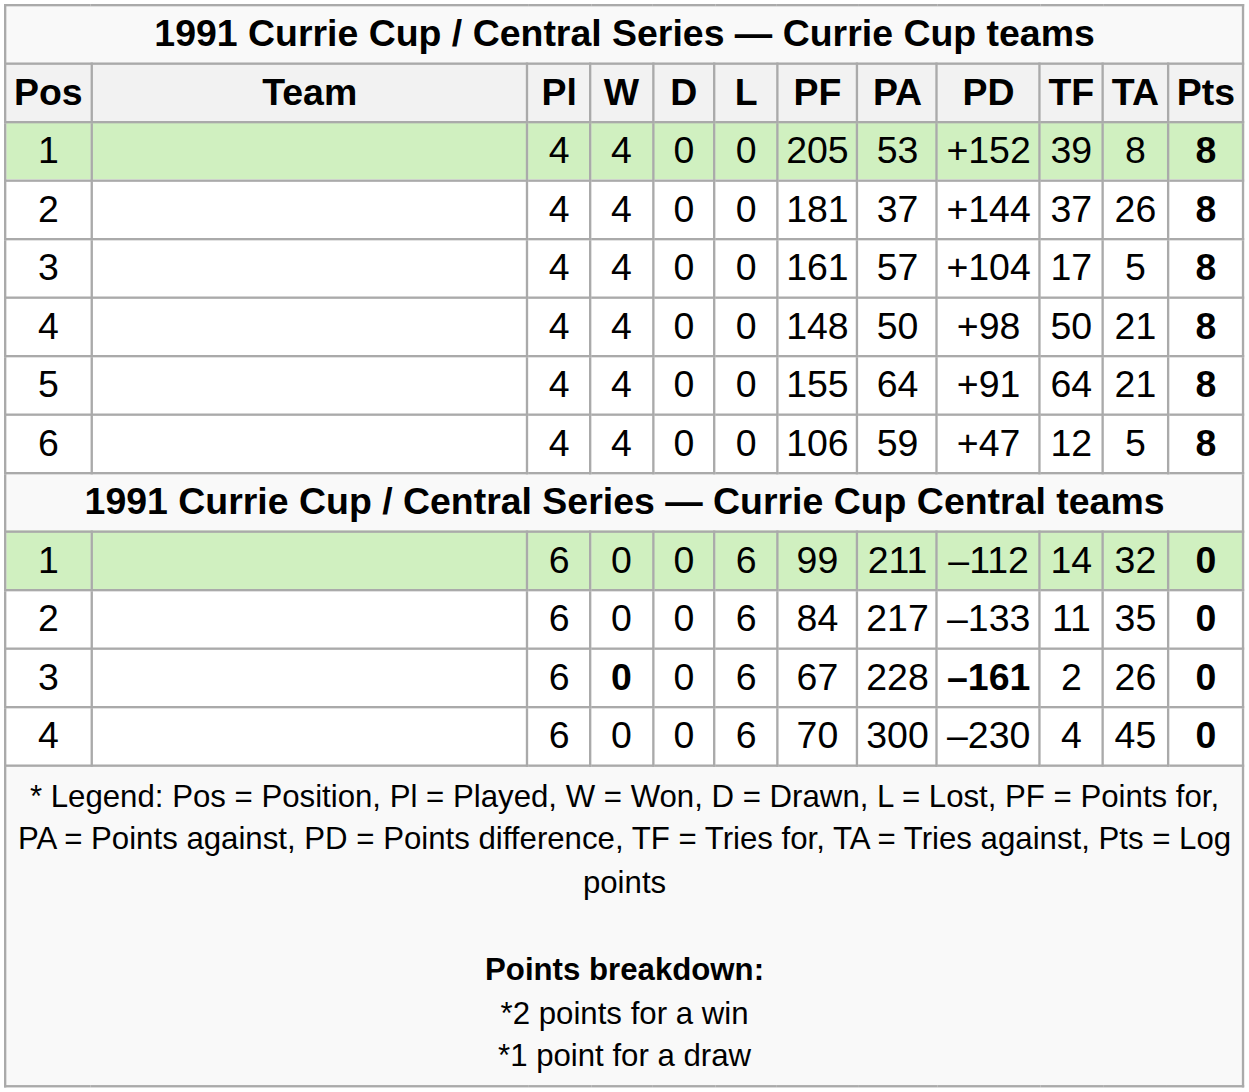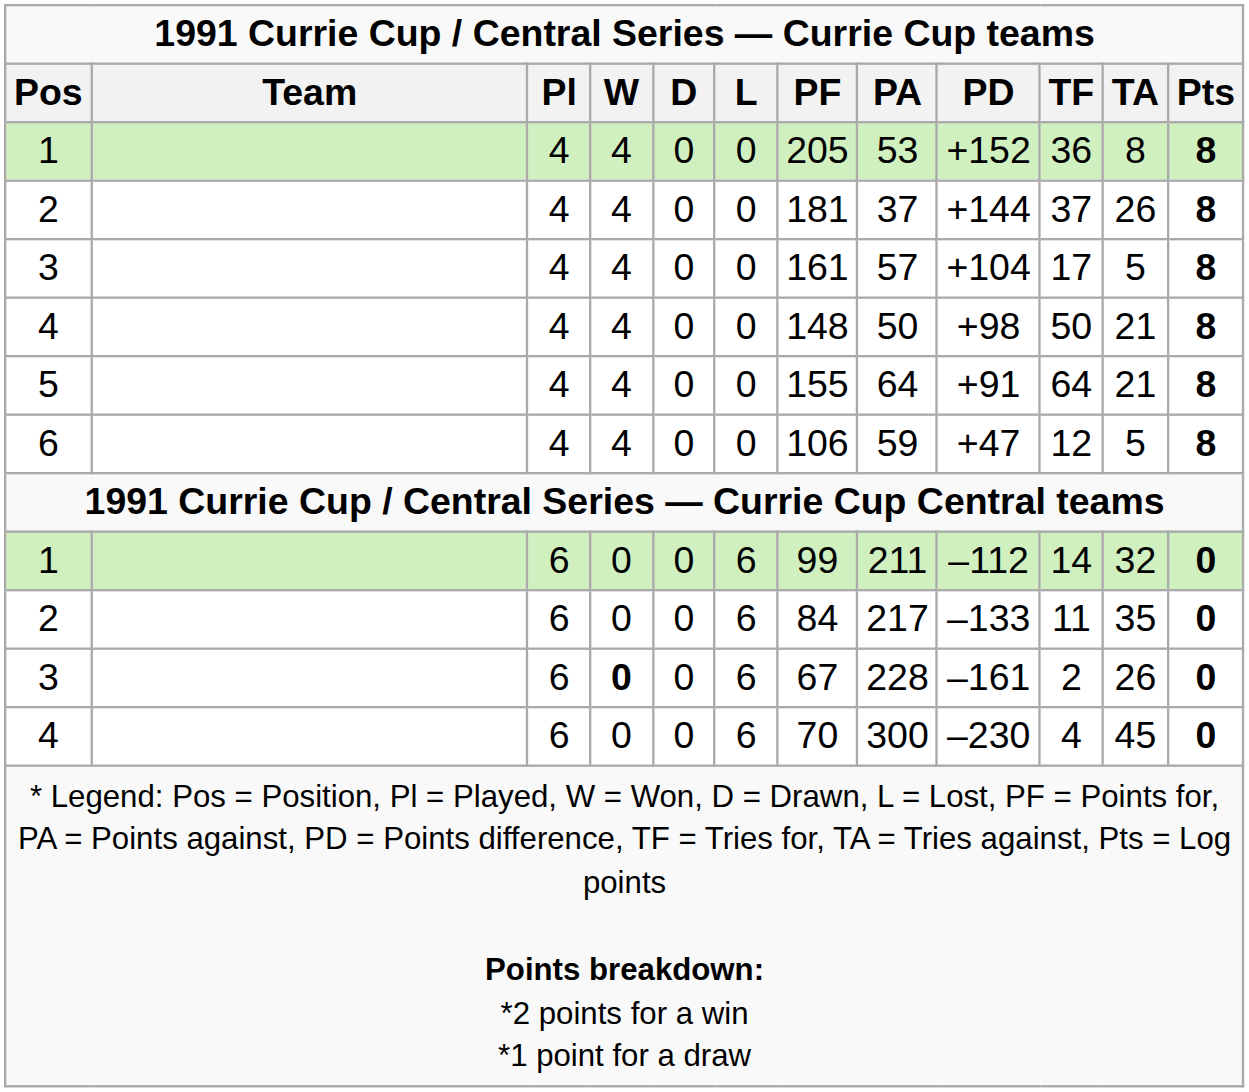(1071, 151) 39 -> (1071, 151) 36
(989, 676) bold -> (989, 676) normal
